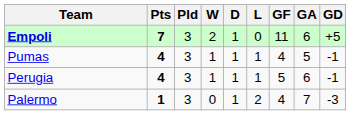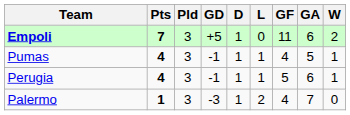columns swapped: (212, 15) <-> (333, 15)
